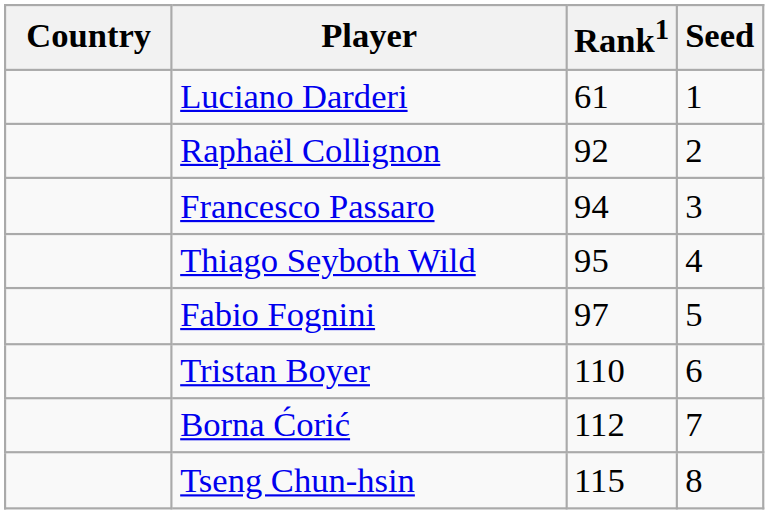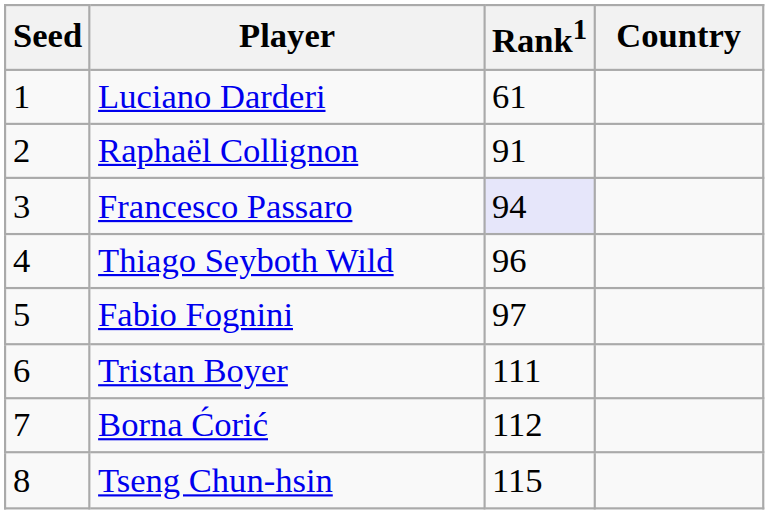columns swapped: (89, 36) <-> (720, 36)
(591, 150) 92 -> (509, 150) 91
(591, 205) no background -> (509, 205) lavender background
(591, 260) 95 -> (509, 260) 96
(599, 370) 110 -> (517, 370) 111
